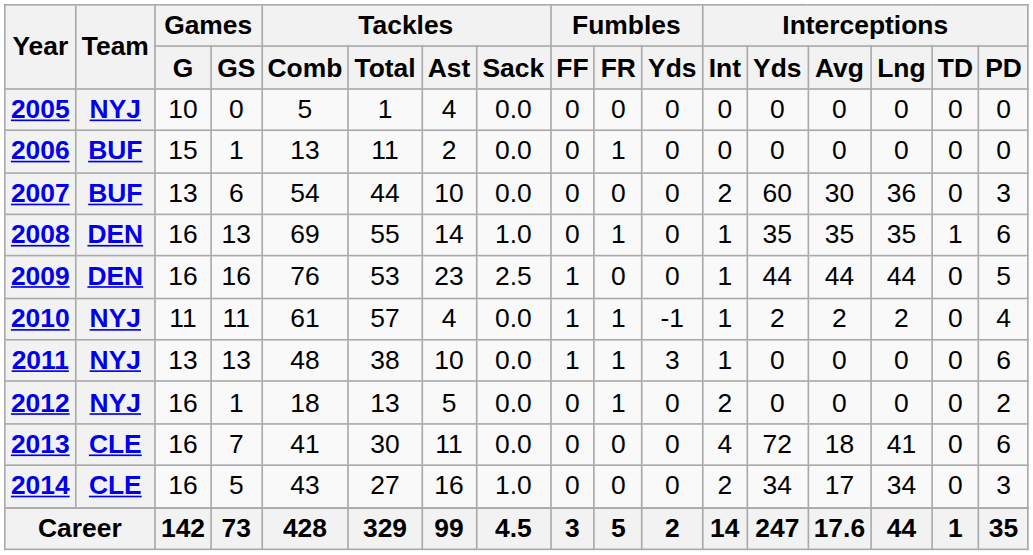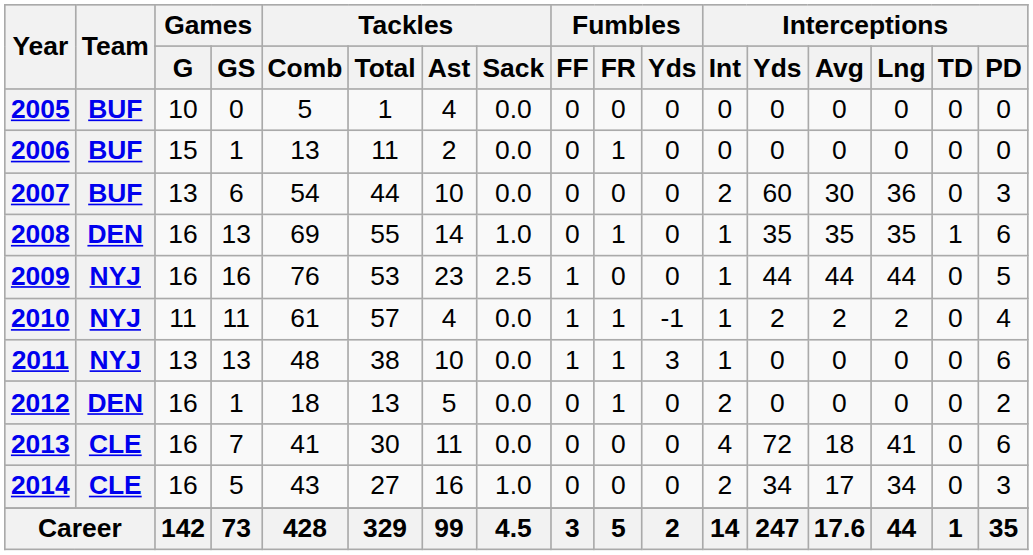(115, 109) NYJ -> (115, 109) BUF
(115, 276) DEN -> (115, 276) NYJ
(115, 402) NYJ -> (115, 402) DEN
